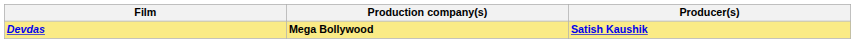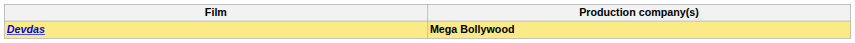- column: (710, 13)
